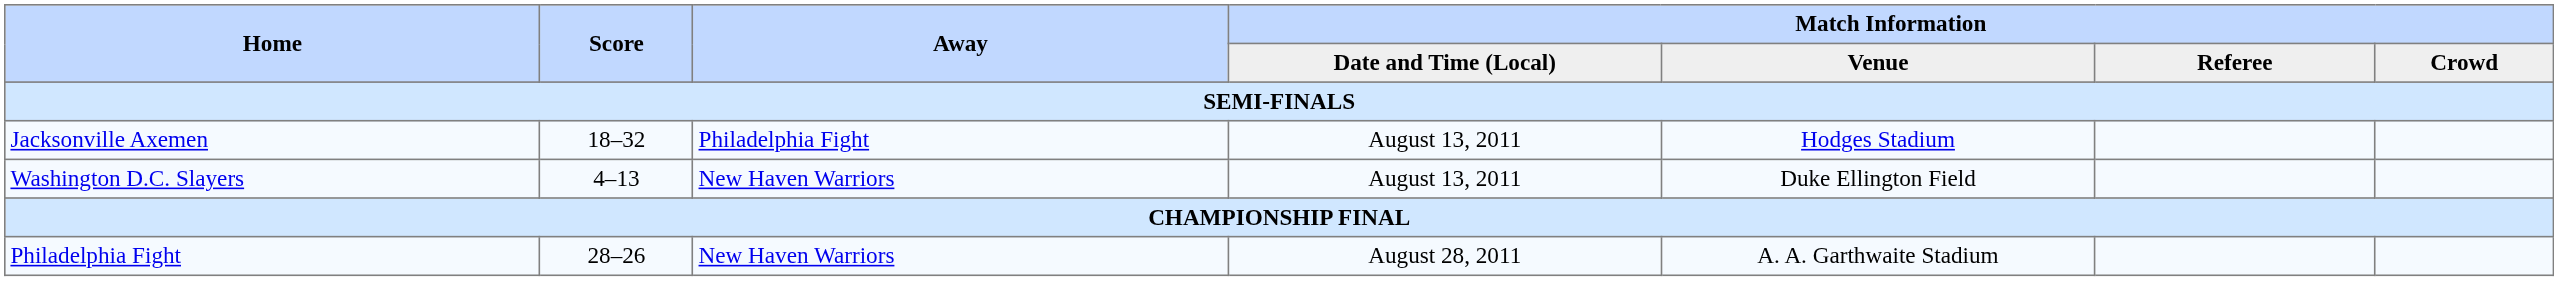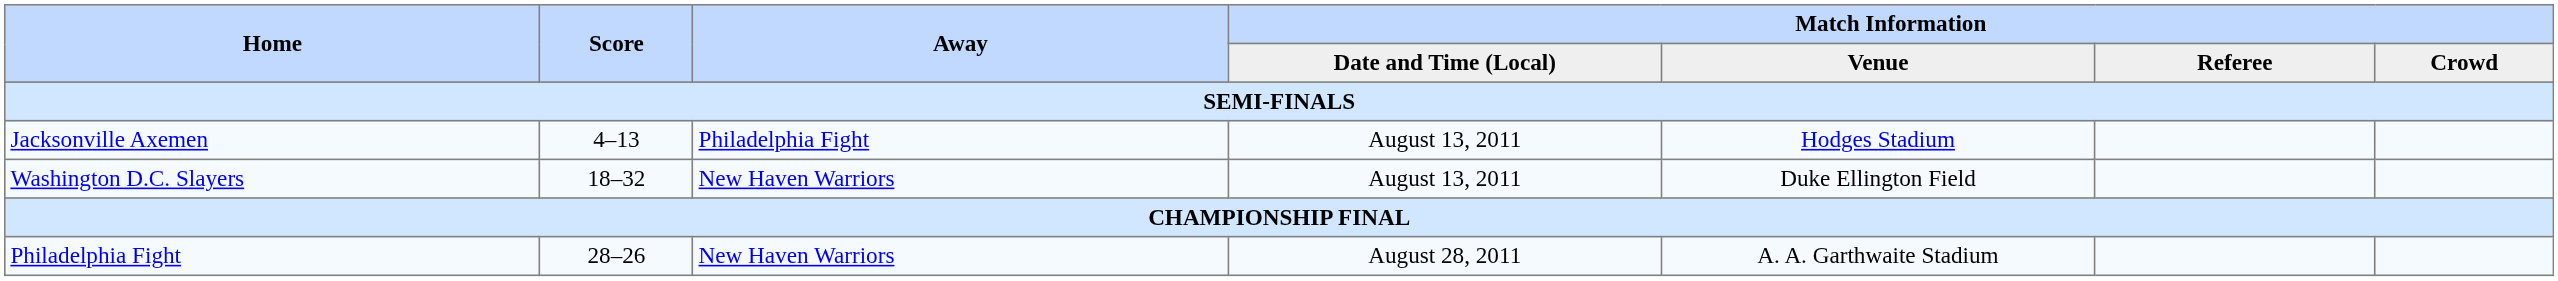(616, 139) 18–32 -> (616, 139) 4–13
(616, 178) 4–13 -> (616, 178) 18–32
